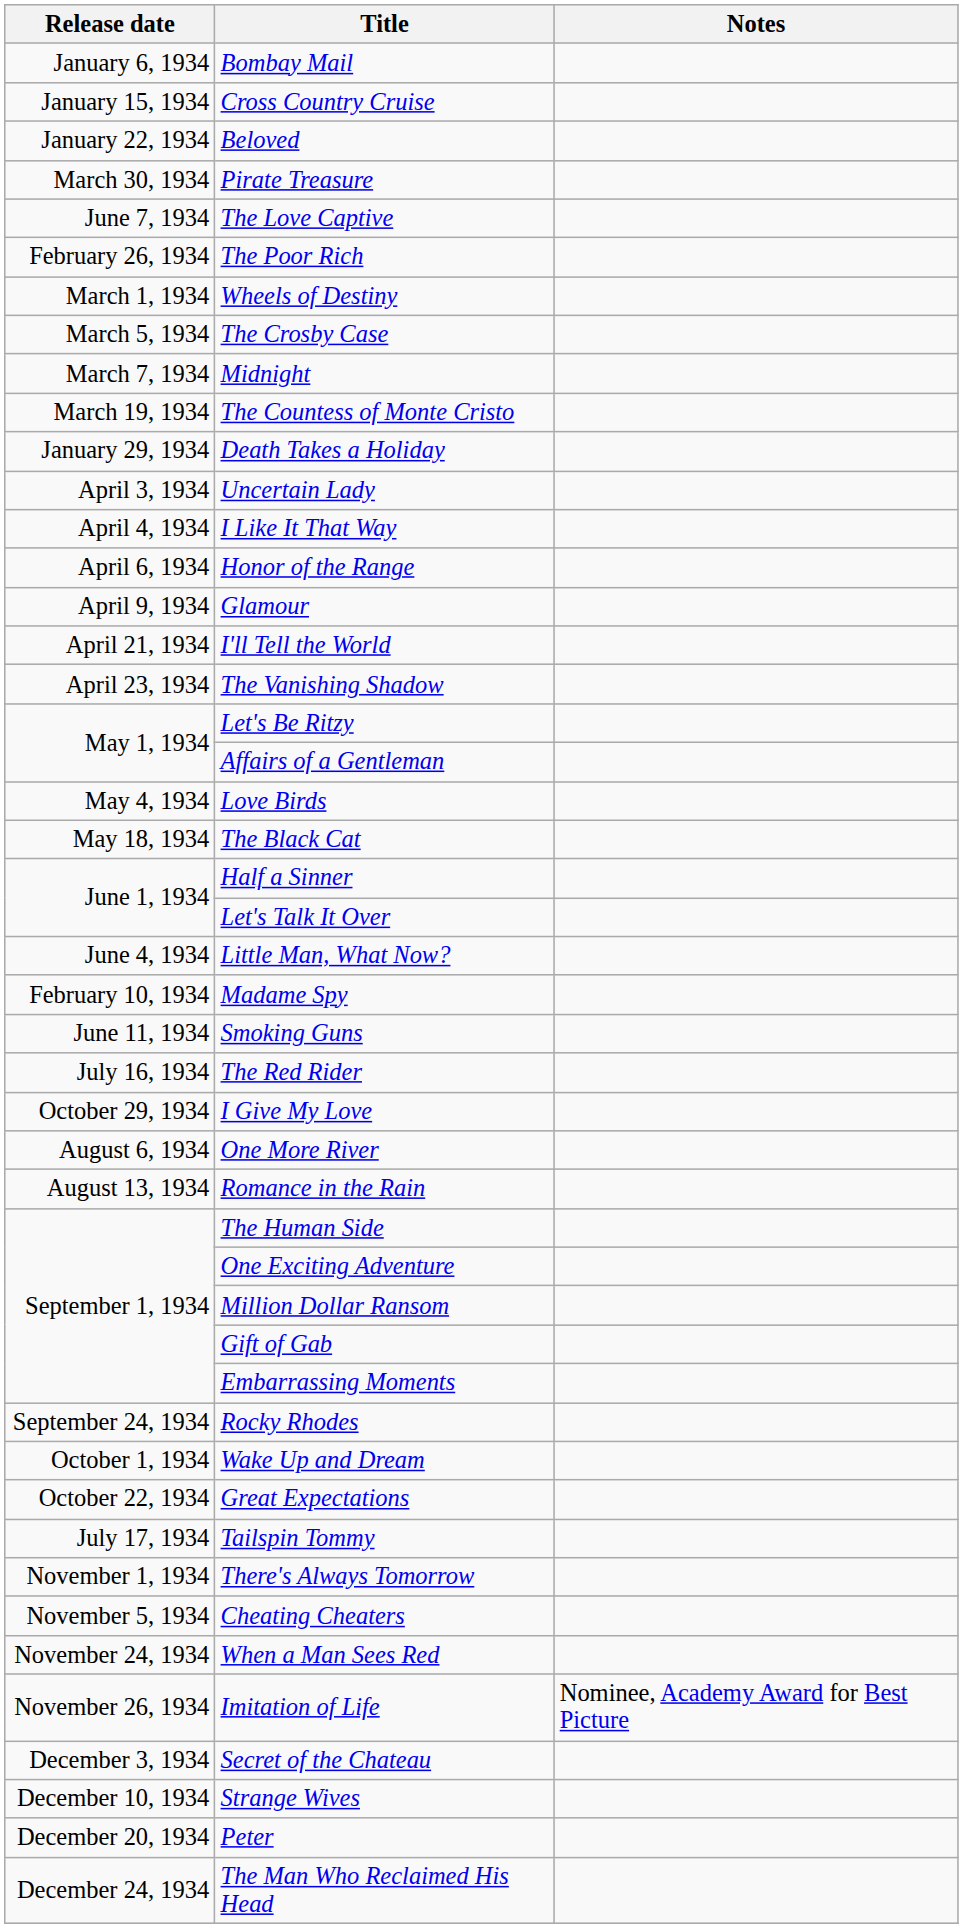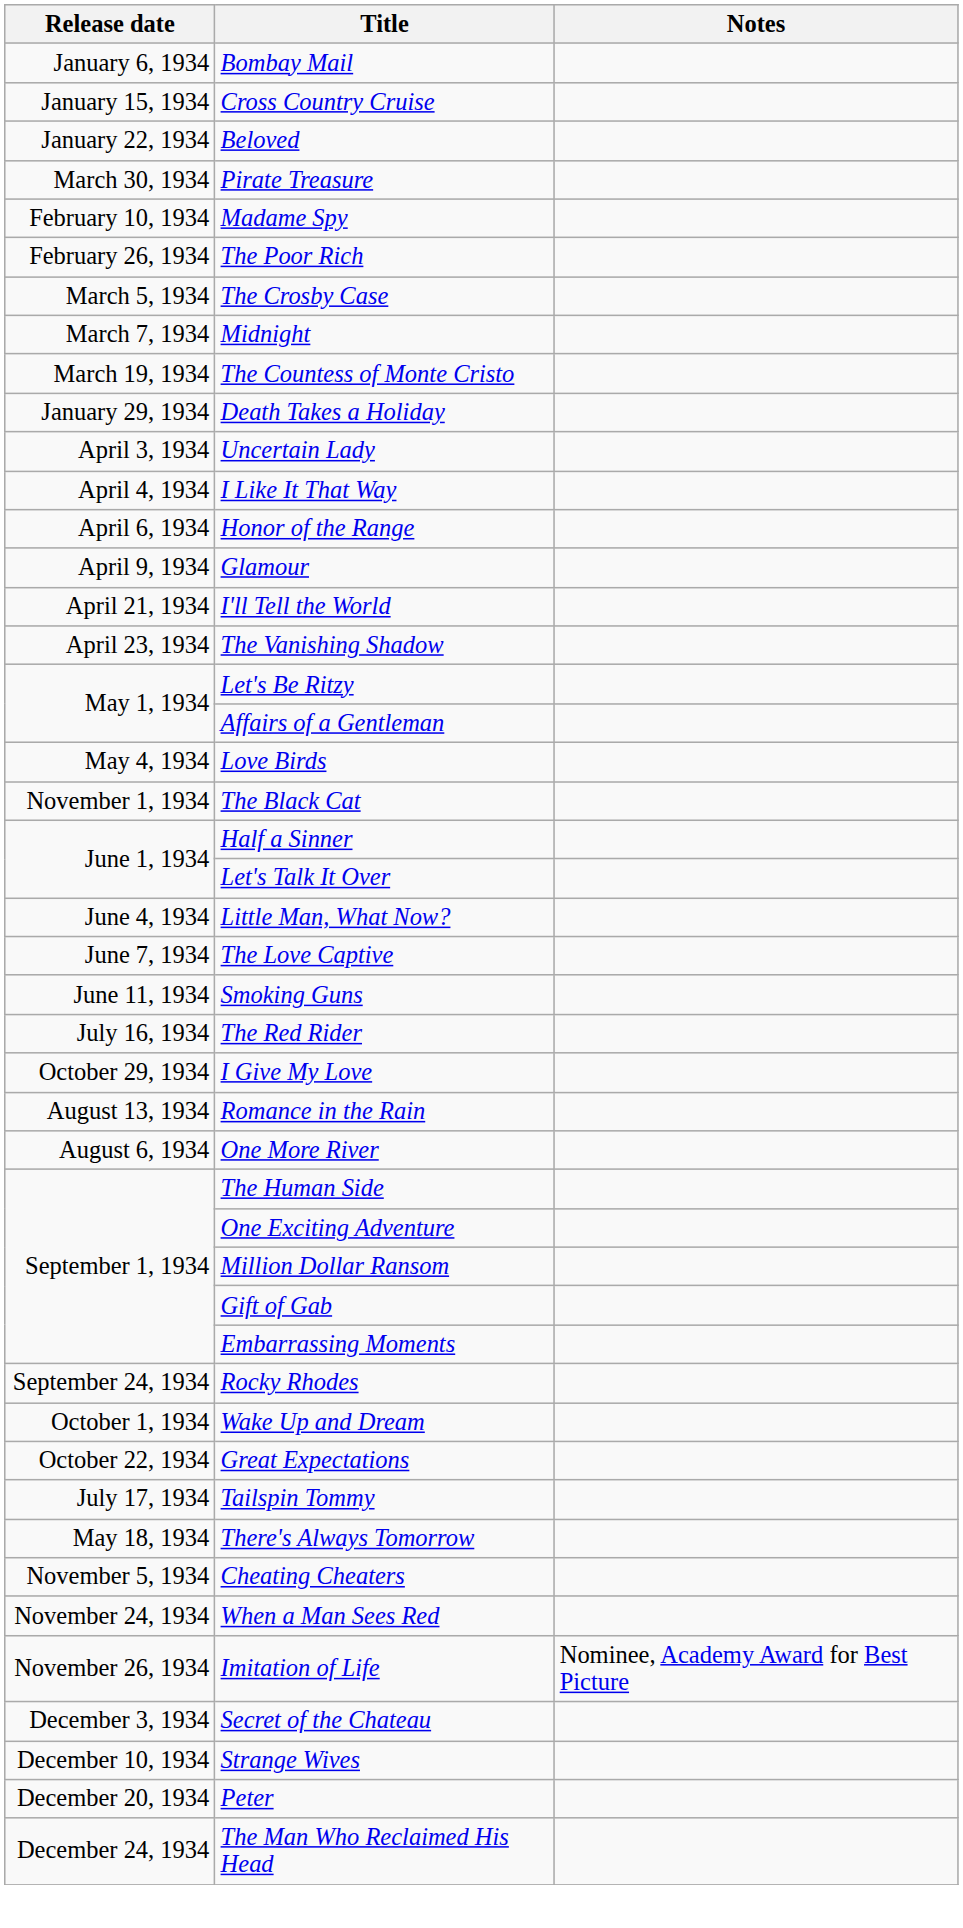rows swapped: (284, 994) <-> (307, 218)
- row: (309, 295)
(141, 839) May 18, 1934 -> (118, 800) November 1, 1934
rows swapped: (300, 1149) <-> (323, 1188)
(118, 1576) November 1, 1934 -> (141, 1538) May 18, 1934
